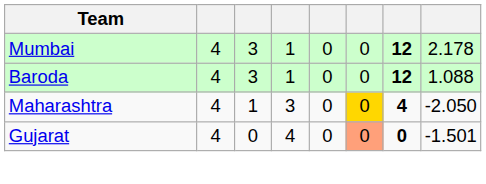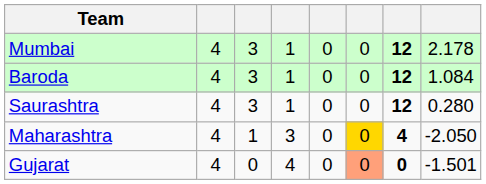(451, 77) 1.088 -> (451, 77) 1.084
+ row: (54, 106)
